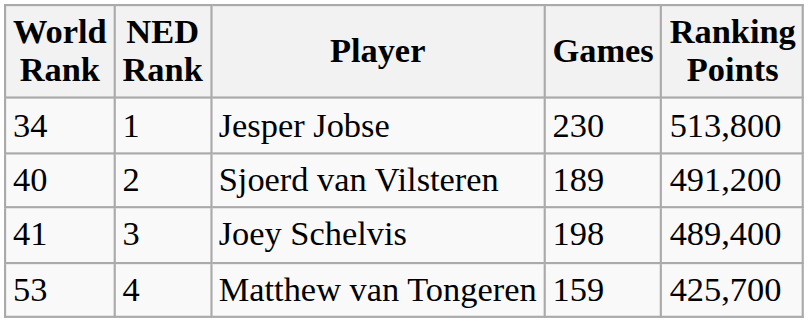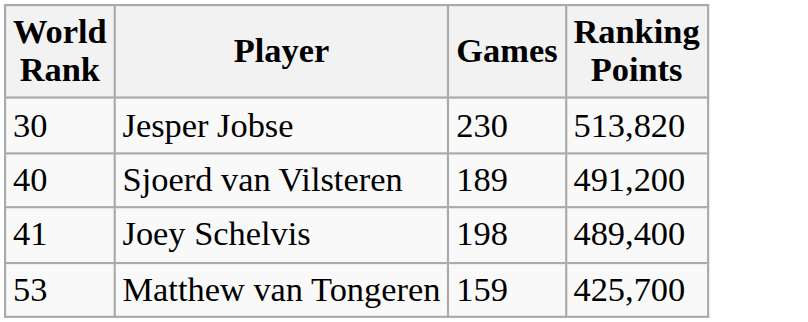- column: (163, 51)
(30, 125) 34 -> (30, 125) 30
(726, 125) 513,800 -> (629, 125) 513,820
